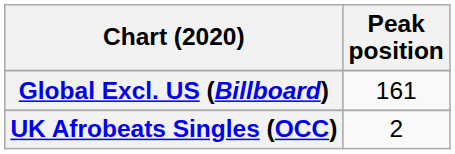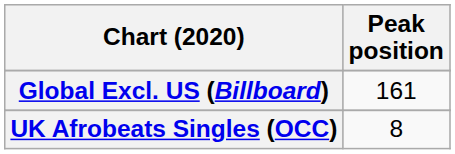(396, 129) 2 -> (396, 129) 8
